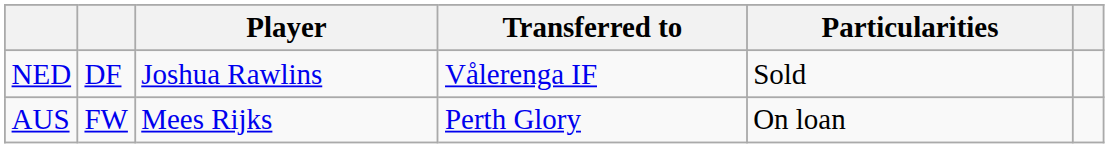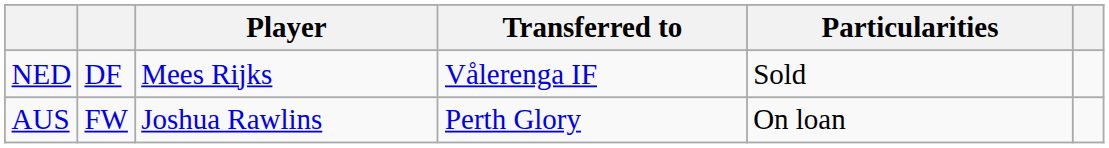(232, 73) Joshua Rawlins -> (207, 73) Mees Rijks
(207, 119) Mees Rijks -> (232, 119) Joshua Rawlins
